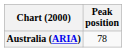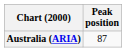(102, 39) 78 -> (102, 39) 87
